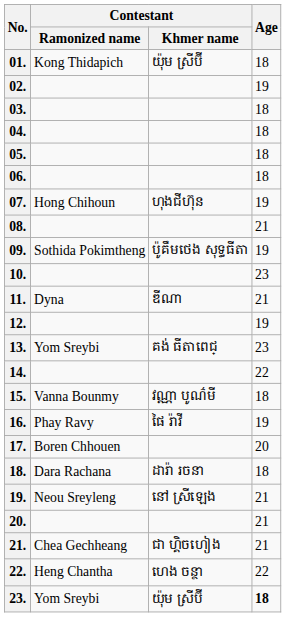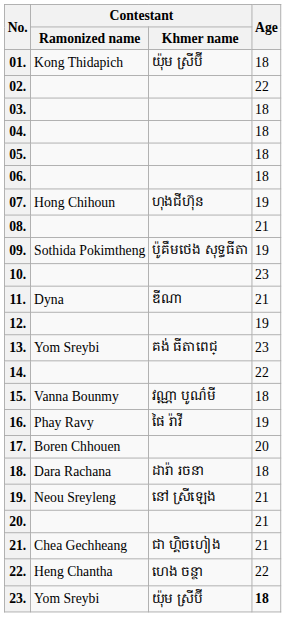(262, 87) 19 -> (262, 87) 22
